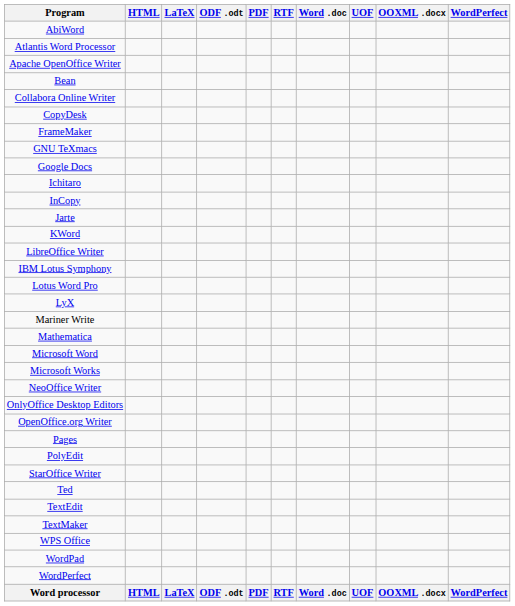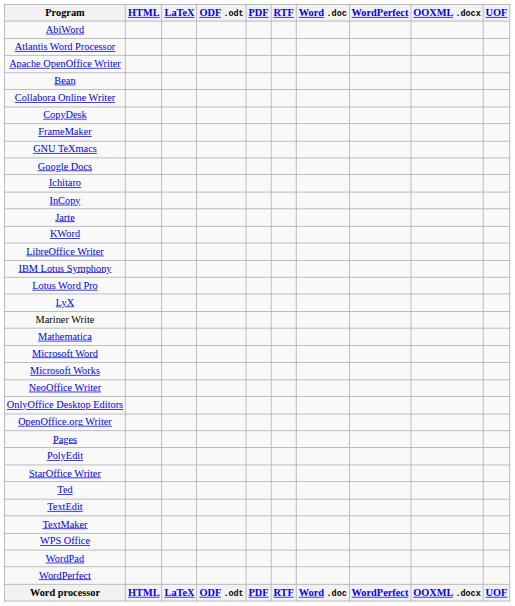columns swapped: (479, 12) <-> (363, 12)
